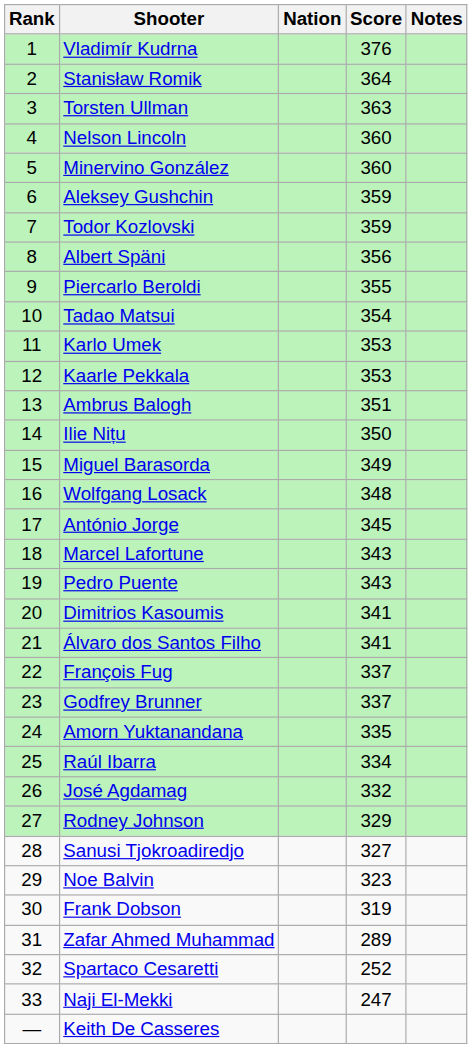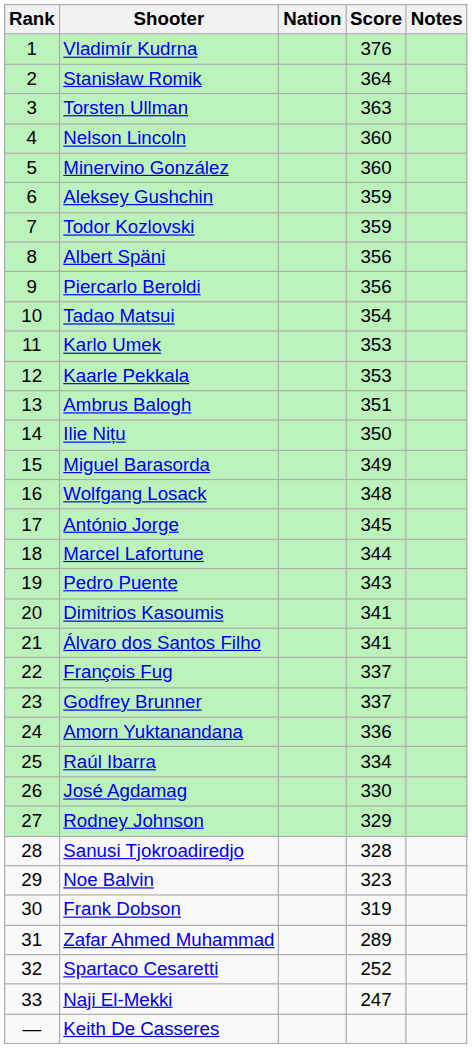(376, 286) 355 -> (376, 286) 356
(376, 553) 343 -> (376, 553) 344
(376, 731) 335 -> (376, 731) 336
(376, 791) 332 -> (376, 791) 330
(376, 850) 327 -> (376, 850) 328
